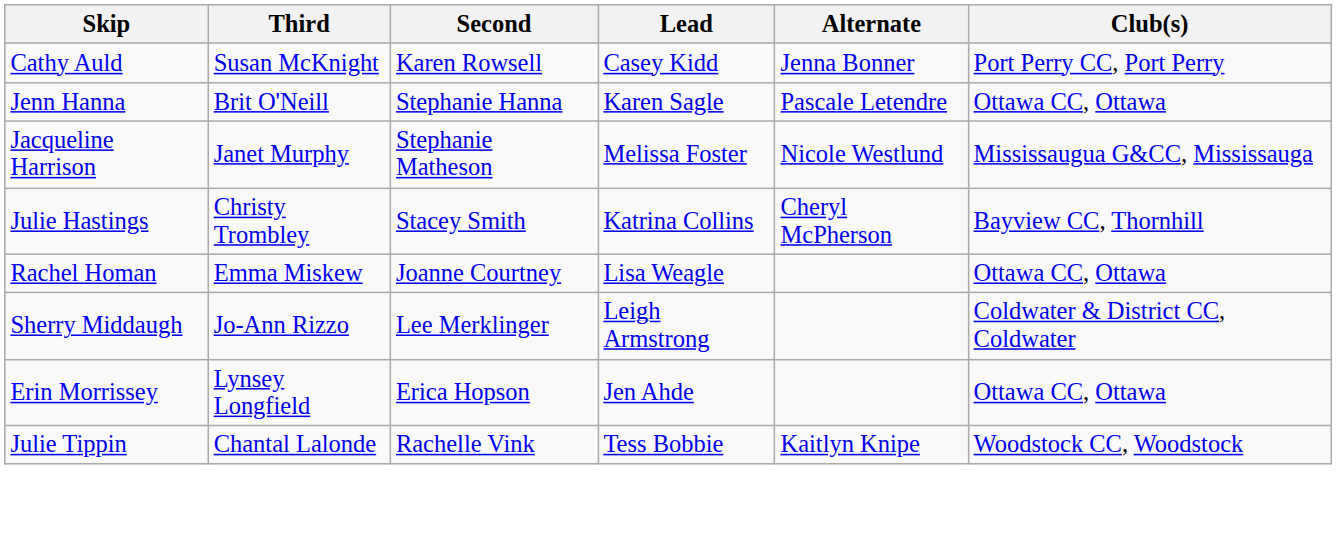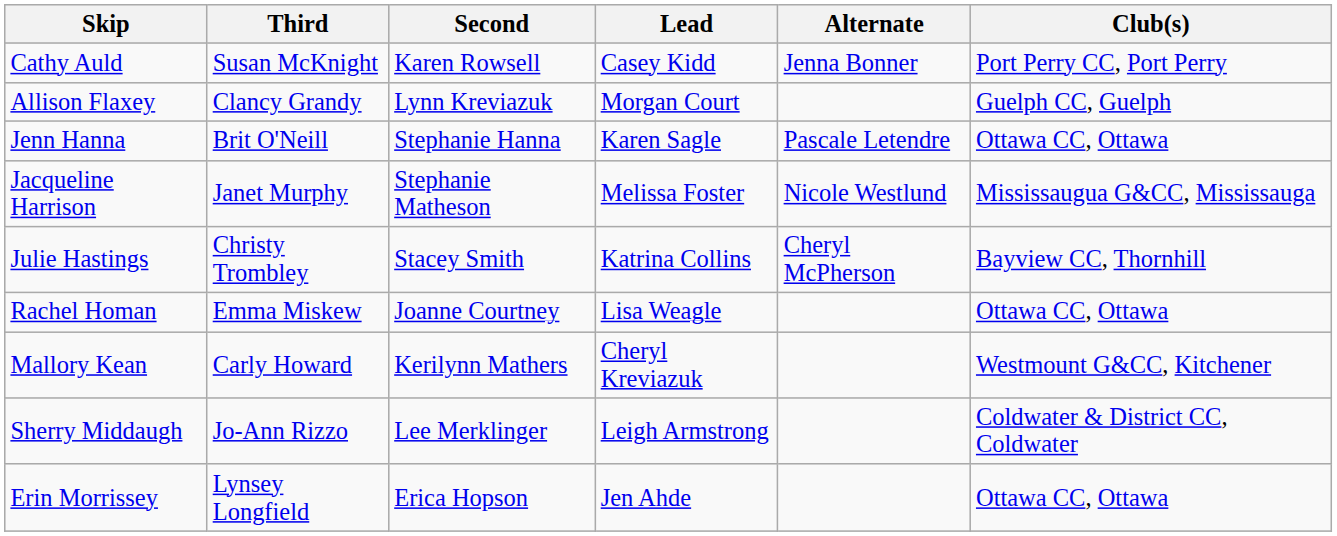+ row: (83, 101)
+ row: (79, 364)
- row: (69, 444)
